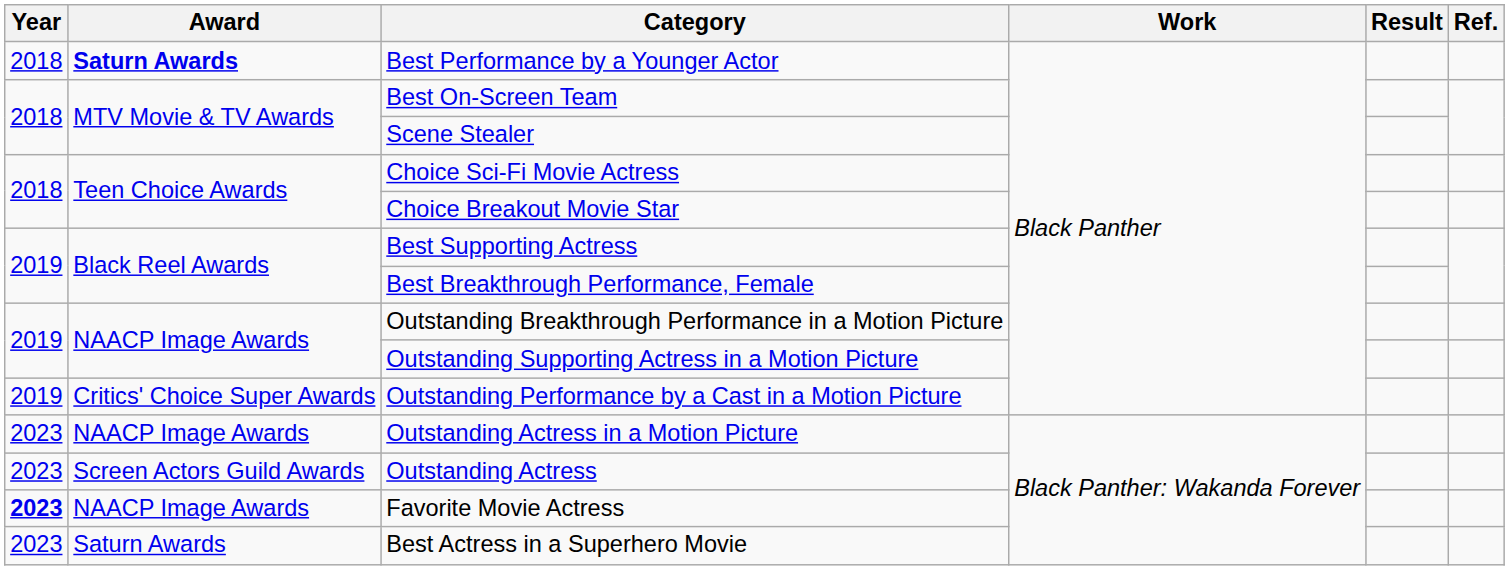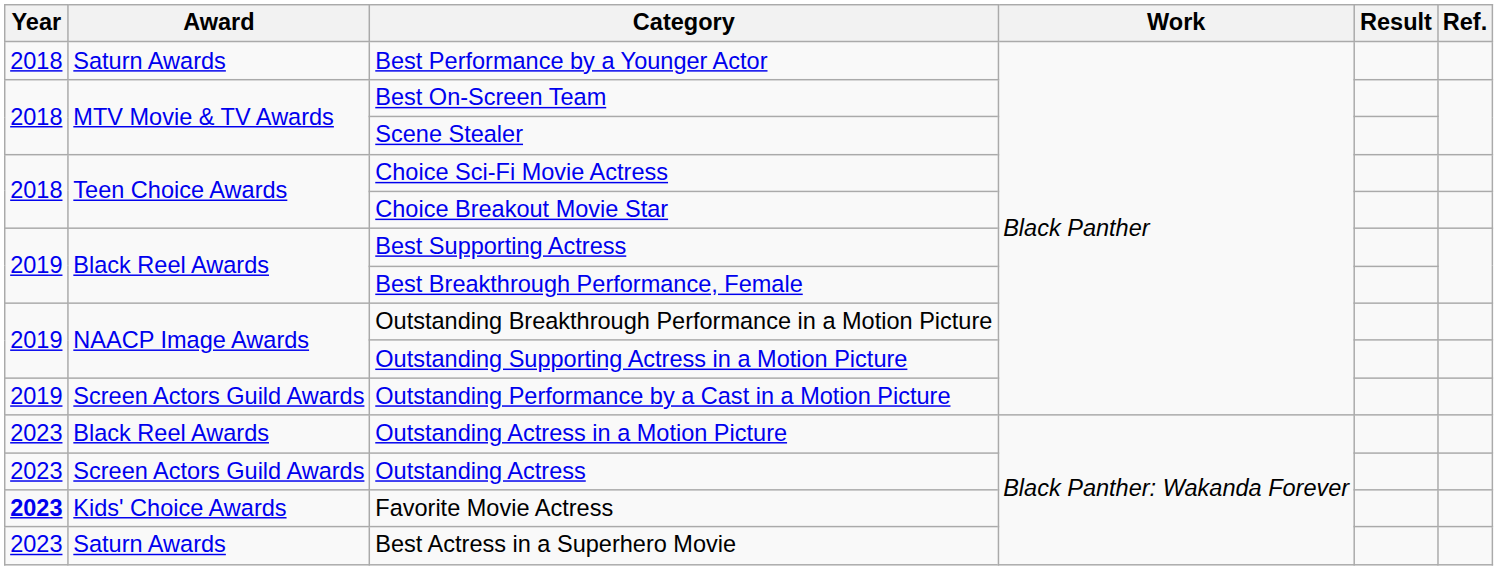(156, 60) bold -> (150, 60) normal
(224, 396) Critics' Choice Super Awards -> (219, 396) Screen Actors Guild Awards
(191, 433) NAACP Image Awards -> (171, 433) Black Reel Awards
(191, 508) NAACP Image Awards -> (180, 508) Kids' Choice Awards
